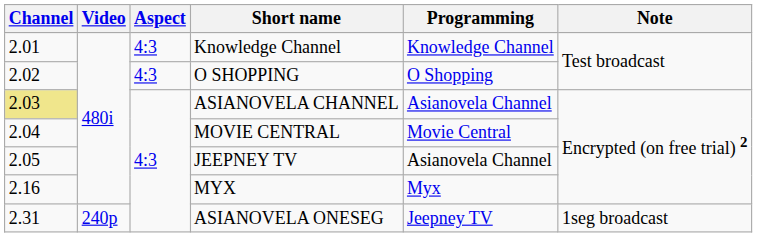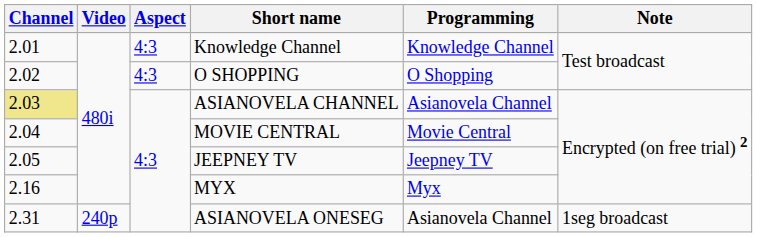(479, 160) Asianovela Channel -> (450, 160) Jeepney TV
(450, 217) Jeepney TV -> (479, 217) Asianovela Channel
